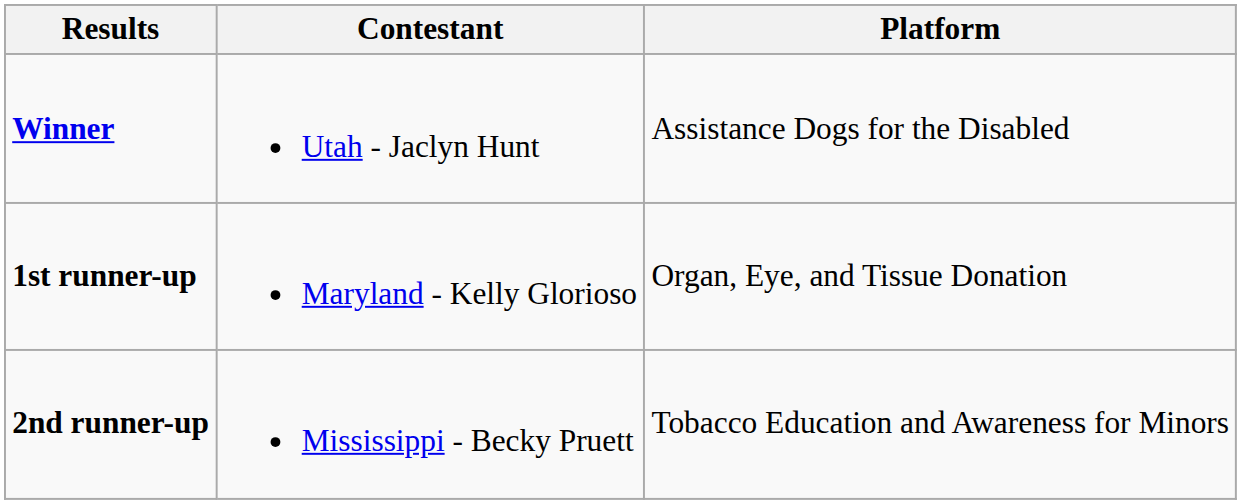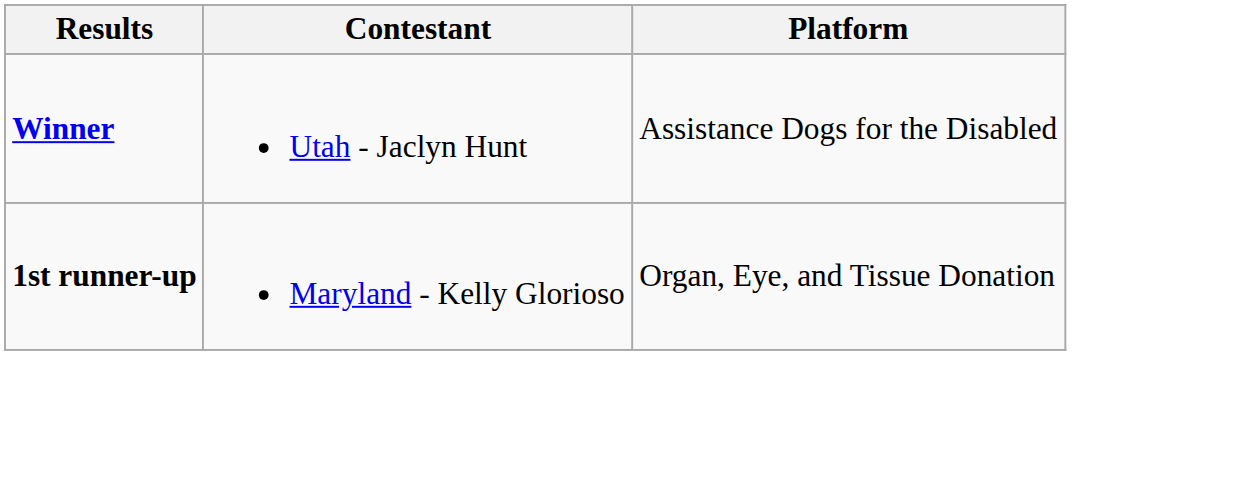- row: (111, 423)
